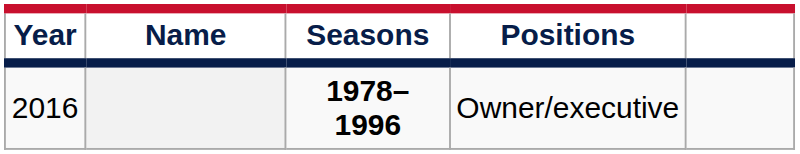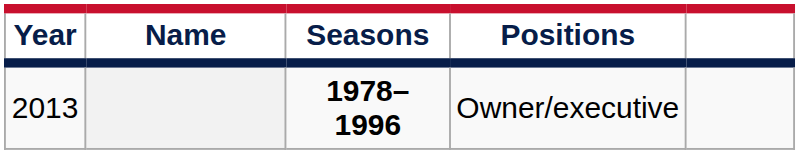(45, 107) 2016 -> (45, 107) 2013
